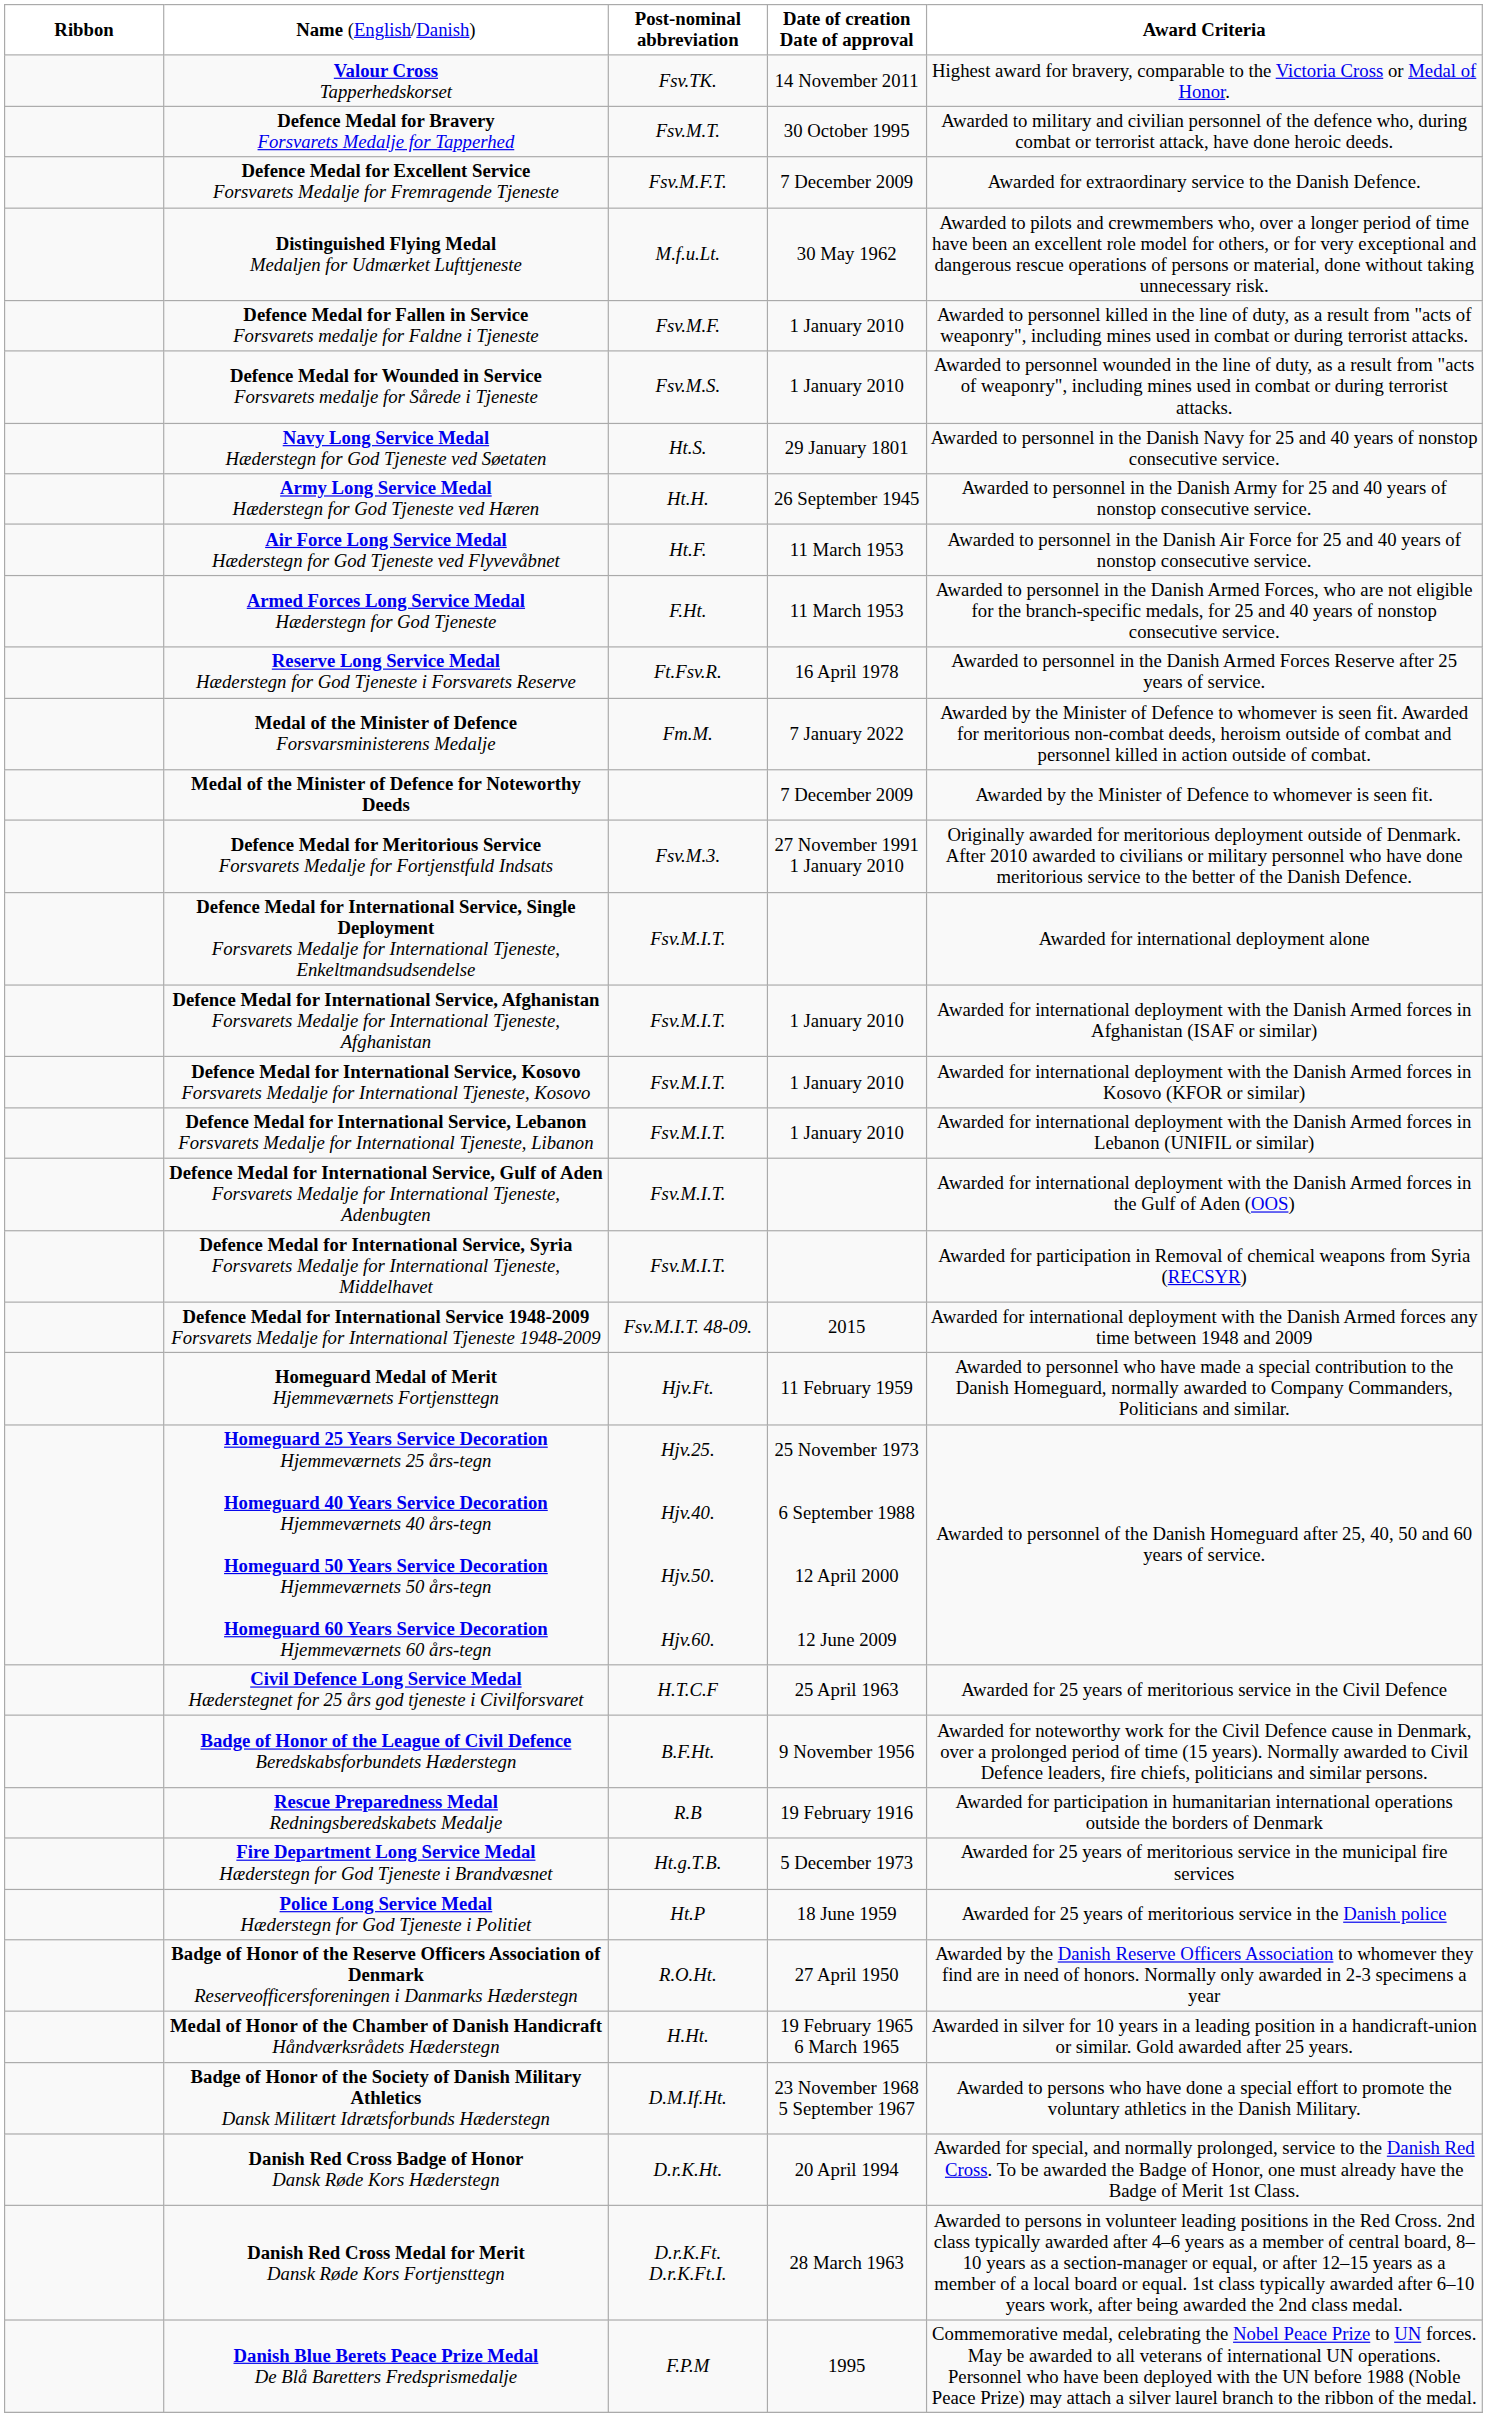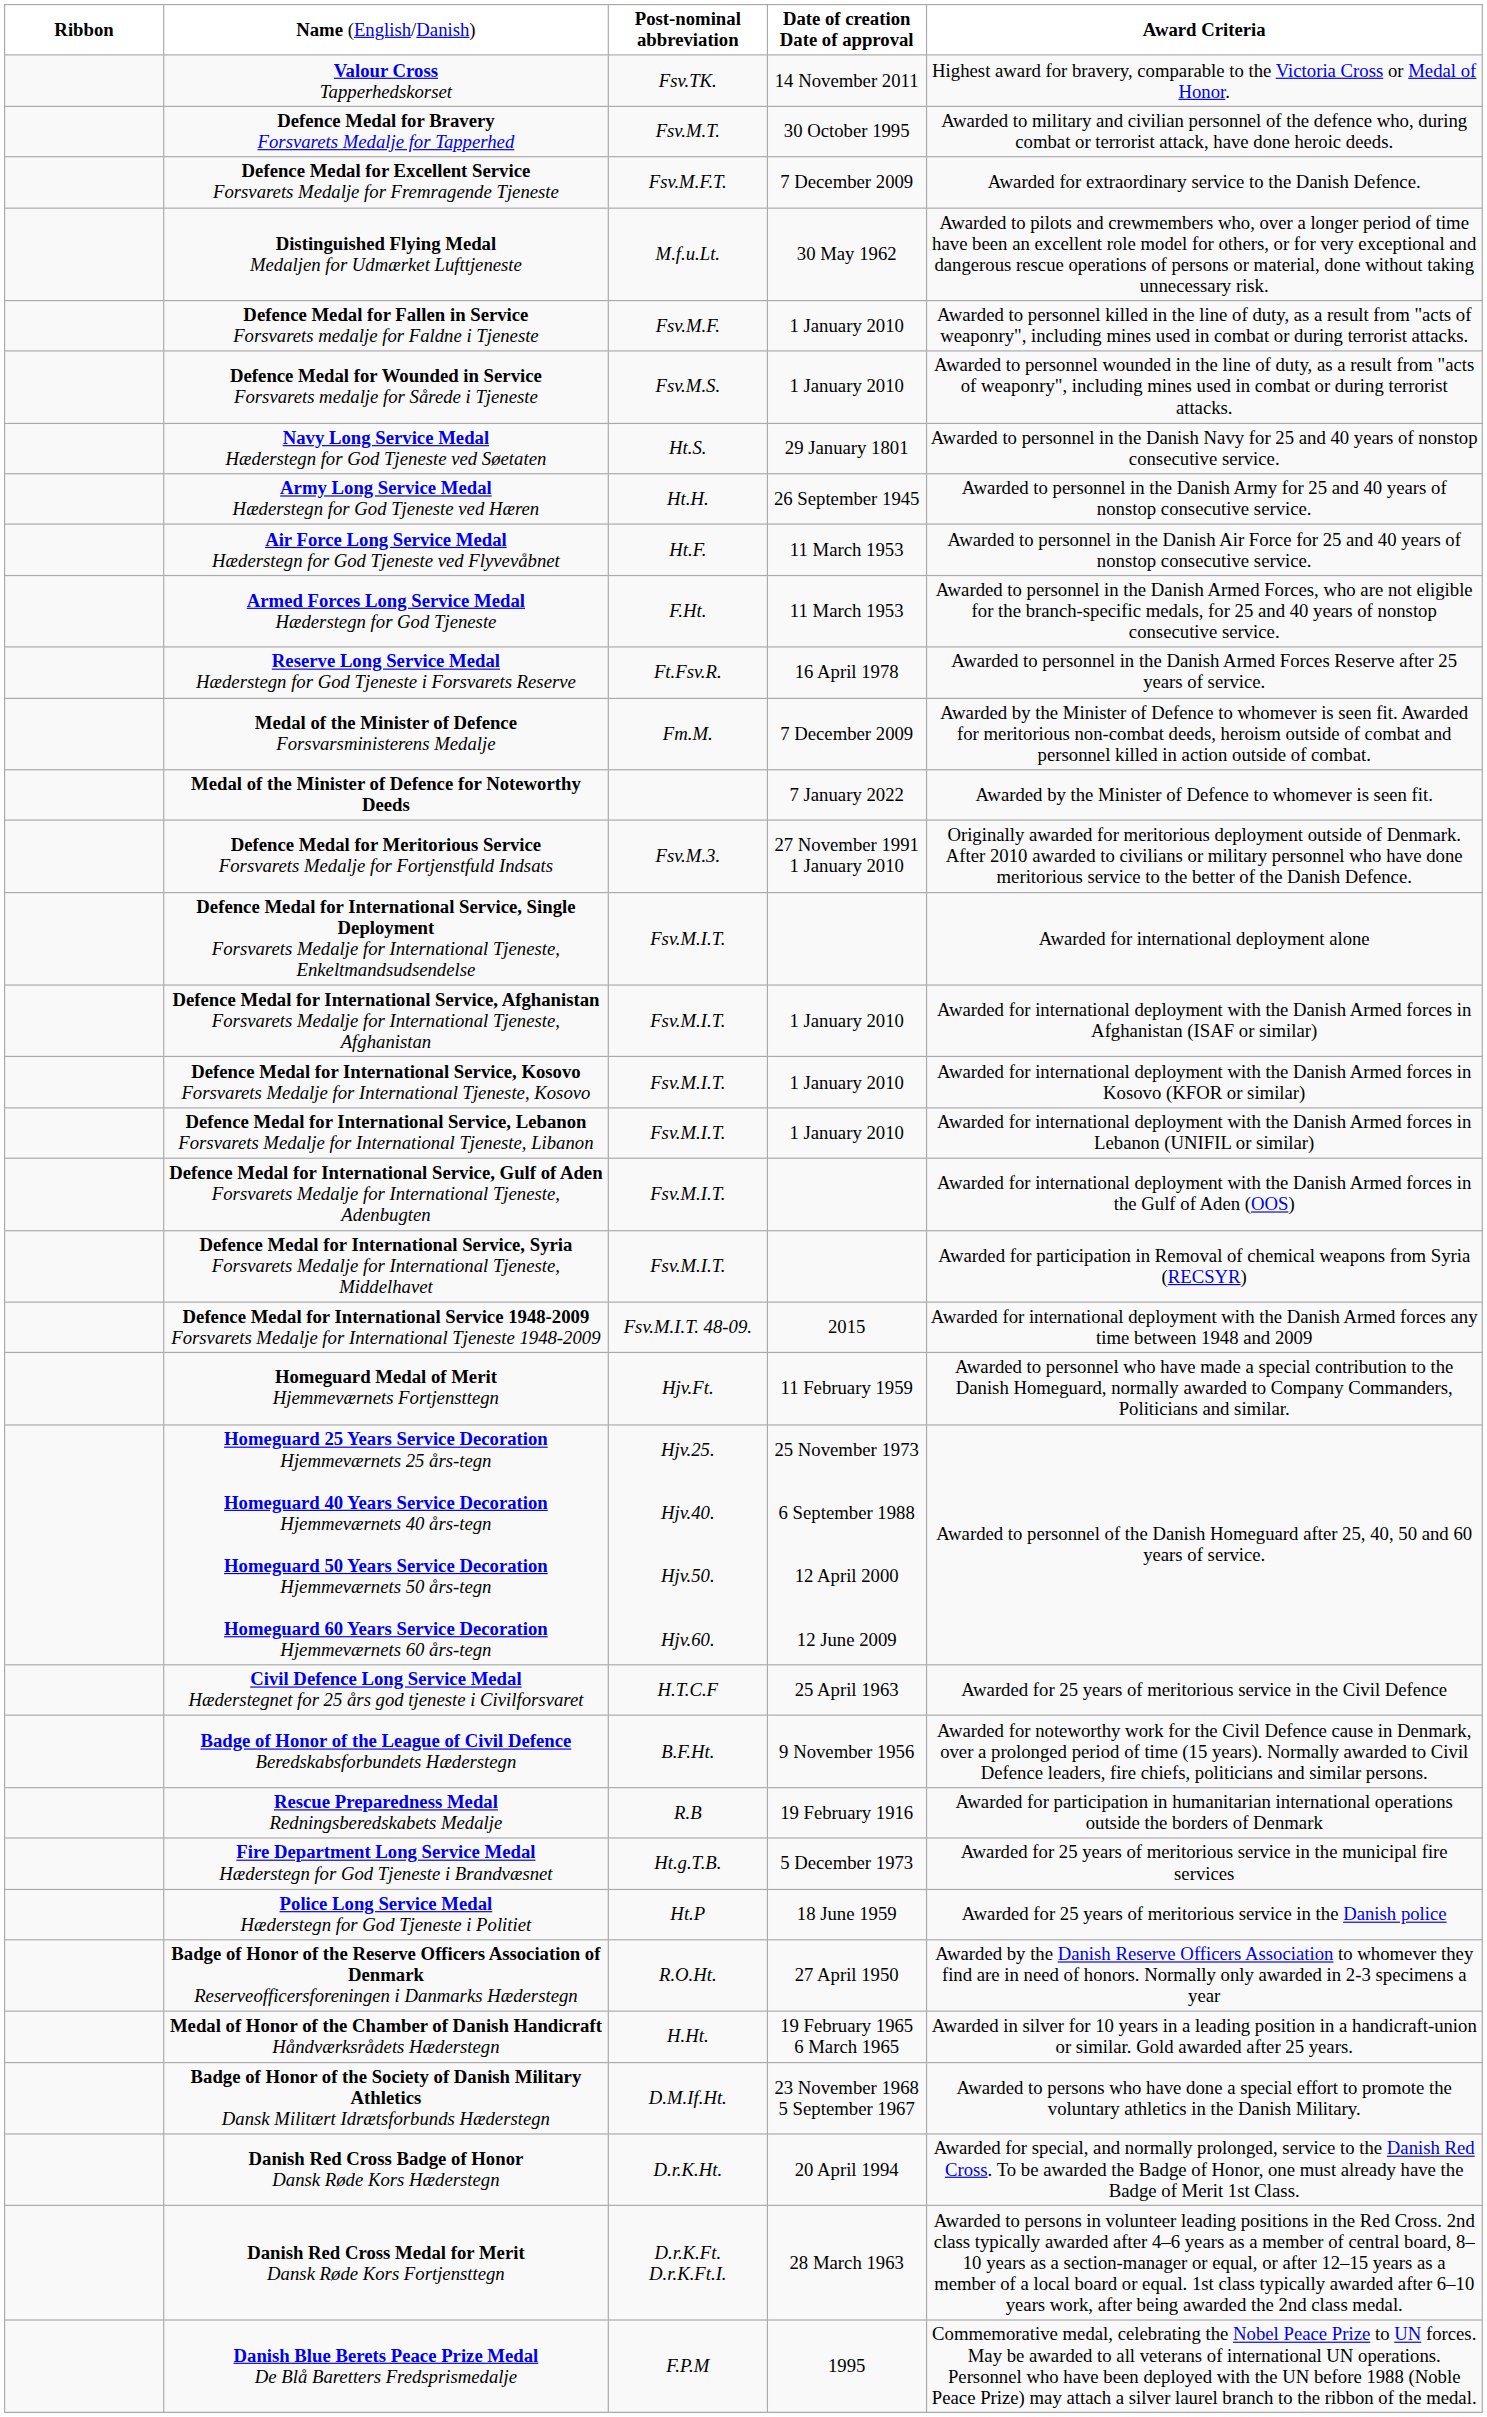(847, 733) 7 January 2022 -> (847, 733) 7 December 2009
(847, 794) 7 December 2009 -> (847, 794) 7 January 2022
